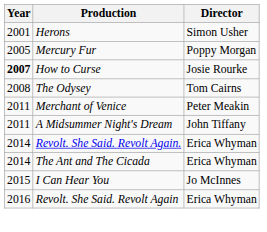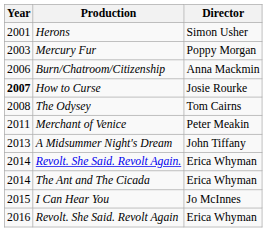(19, 50) 2005 -> (19, 50) 2003
+ row: (100, 69)
(19, 124) 2011 -> (19, 143) 2013
